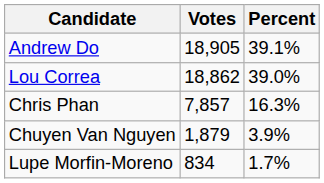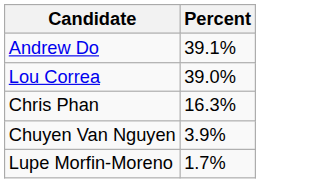- column: (212, 18)
